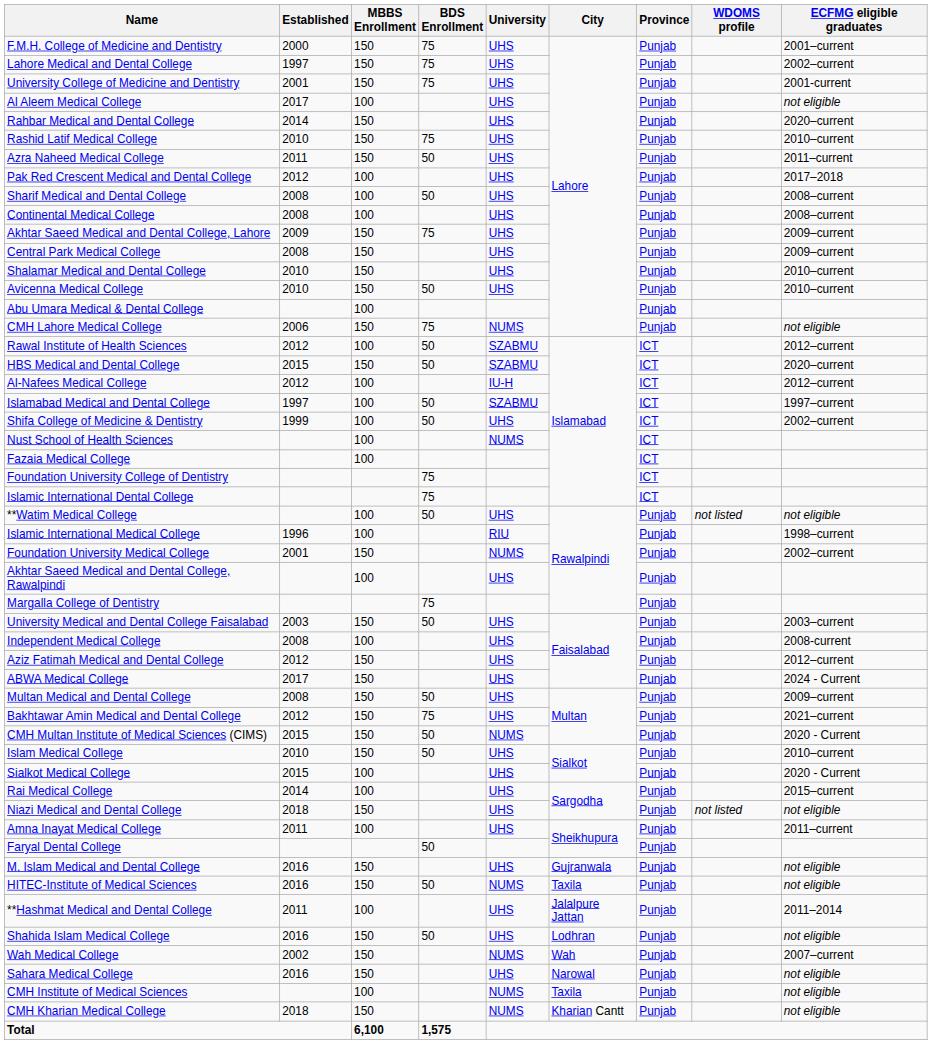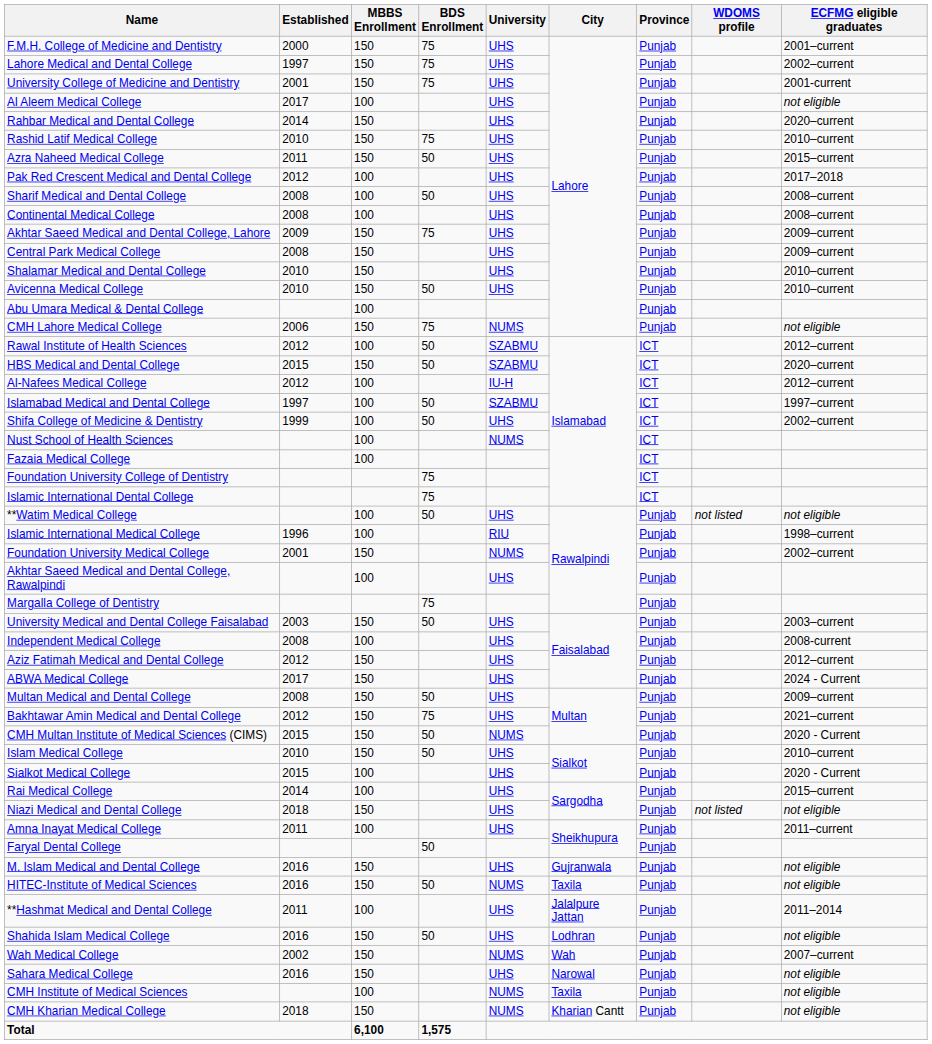(818, 158) 2011–current -> (819, 158) 2015–current
